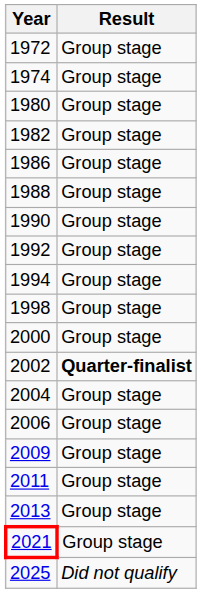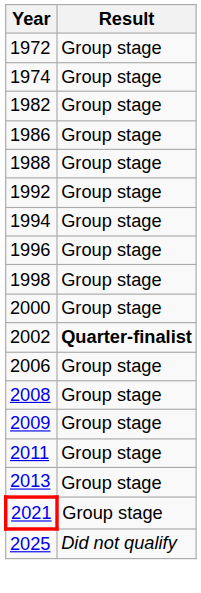- row: (30, 105)
- row: (30, 221)
+ row: (30, 250)
- row: (30, 395)
+ row: (30, 395)
